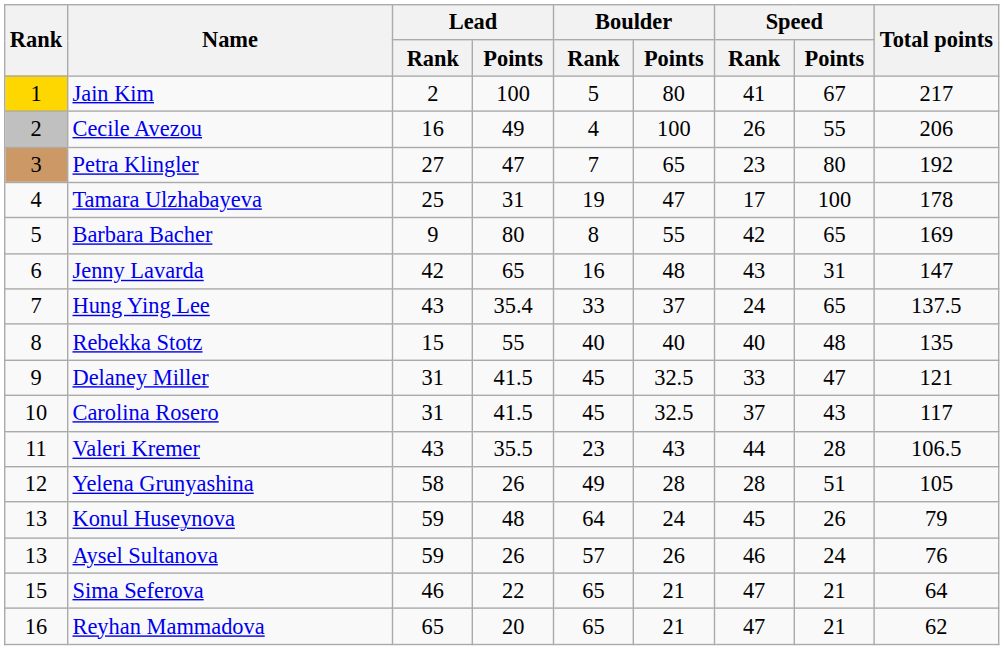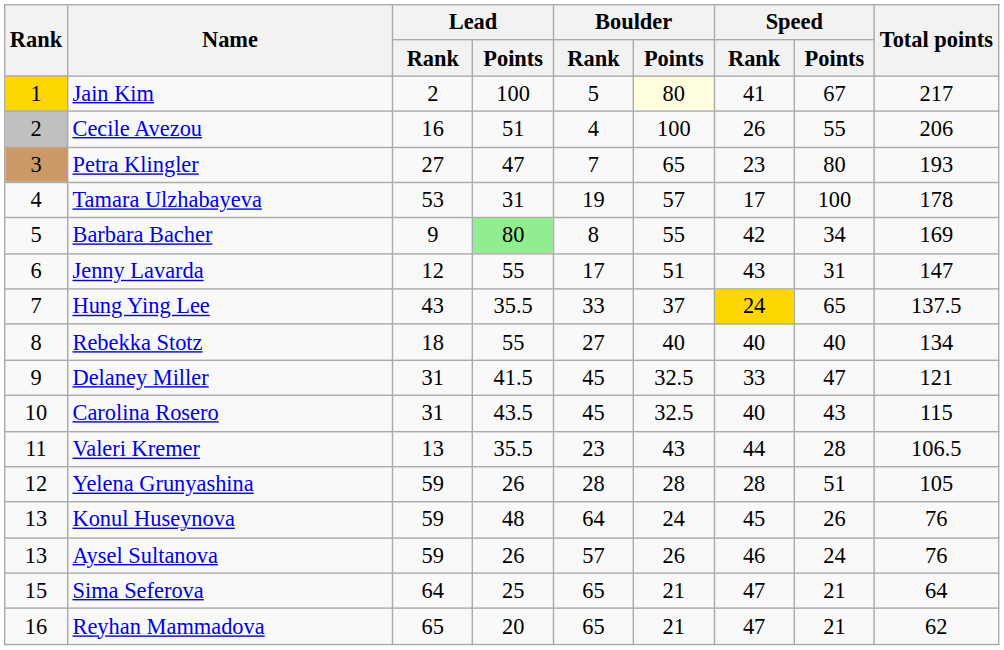(674, 93) no background -> (674, 93) lightyellow background
(513, 128) 49 -> (513, 128) 51
(936, 164) 192 -> (936, 164) 193
(433, 199) 25 -> (433, 199) 53
(674, 199) 47 -> (674, 199) 57
(513, 235) no background -> (513, 235) lightgreen background
(834, 235) 65 -> (834, 235) 34
(433, 270) 42 -> (433, 270) 12
(513, 270) 65 -> (513, 270) 55
(593, 270) 16 -> (593, 270) 17
(674, 270) 48 -> (674, 270) 51
(513, 306) 35.4 -> (513, 306) 35.5
(754, 306) no background -> (754, 306) gold background
(433, 341) 15 -> (433, 341) 18
(593, 341) 40 -> (593, 341) 27
(834, 341) 48 -> (834, 341) 40
(936, 341) 135 -> (936, 341) 134
(513, 413) 41.5 -> (513, 413) 43.5
(754, 413) 37 -> (754, 413) 40
(936, 413) 117 -> (936, 413) 115
(433, 448) 43 -> (433, 448) 13
(433, 484) 58 -> (433, 484) 59
(593, 484) 49 -> (593, 484) 28
(936, 519) 79 -> (936, 519) 76
(433, 590) 46 -> (433, 590) 64
(513, 590) 22 -> (513, 590) 25
